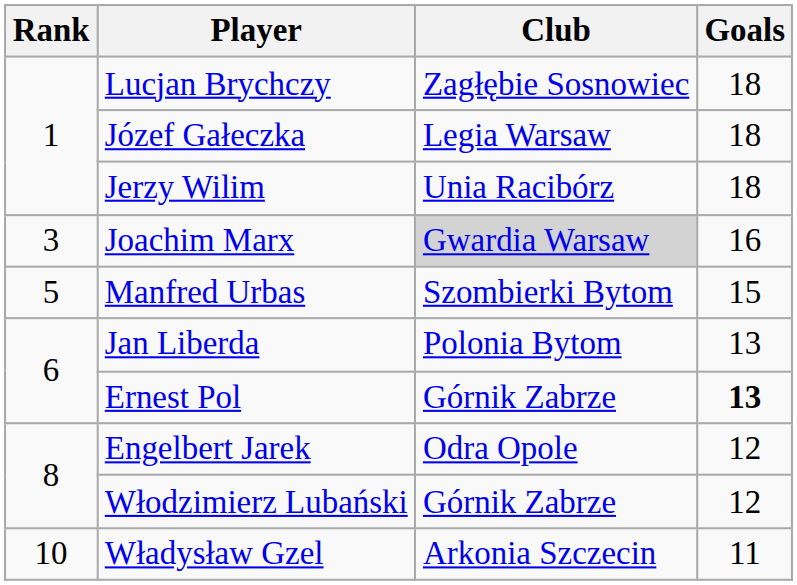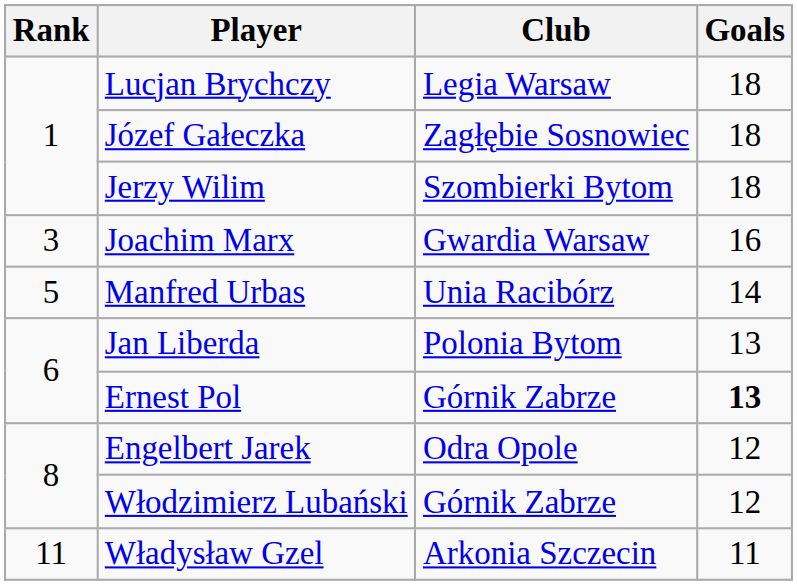(556, 82) Zagłębie Sosnowiec -> (517, 82) Legia Warsaw
(517, 135) Legia Warsaw -> (556, 135) Zagłębie Sosnowiec
(519, 187) Unia Racibórz -> (548, 187) Szombierki Bytom
(536, 239) lightgrey background -> (536, 239) no background
(548, 291) Szombierki Bytom -> (519, 291) Unia Racibórz
(745, 291) 15 -> (745, 291) 14
(51, 553) 10 -> (51, 553) 11
